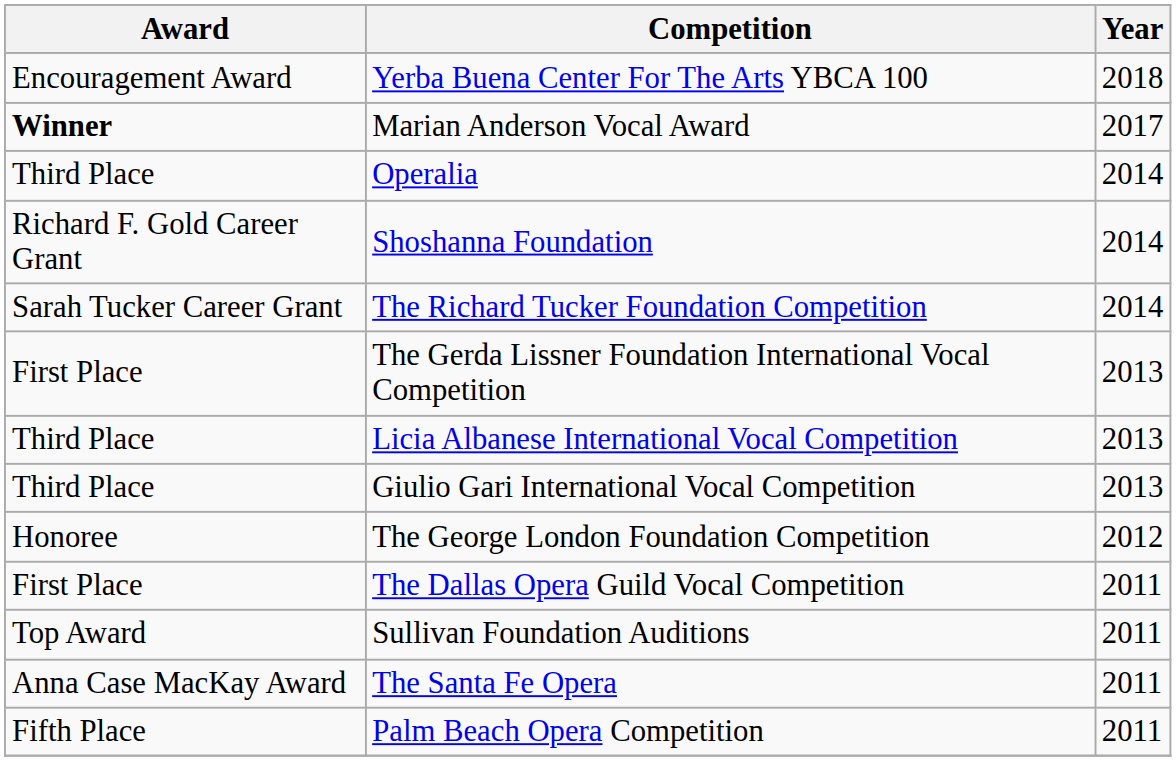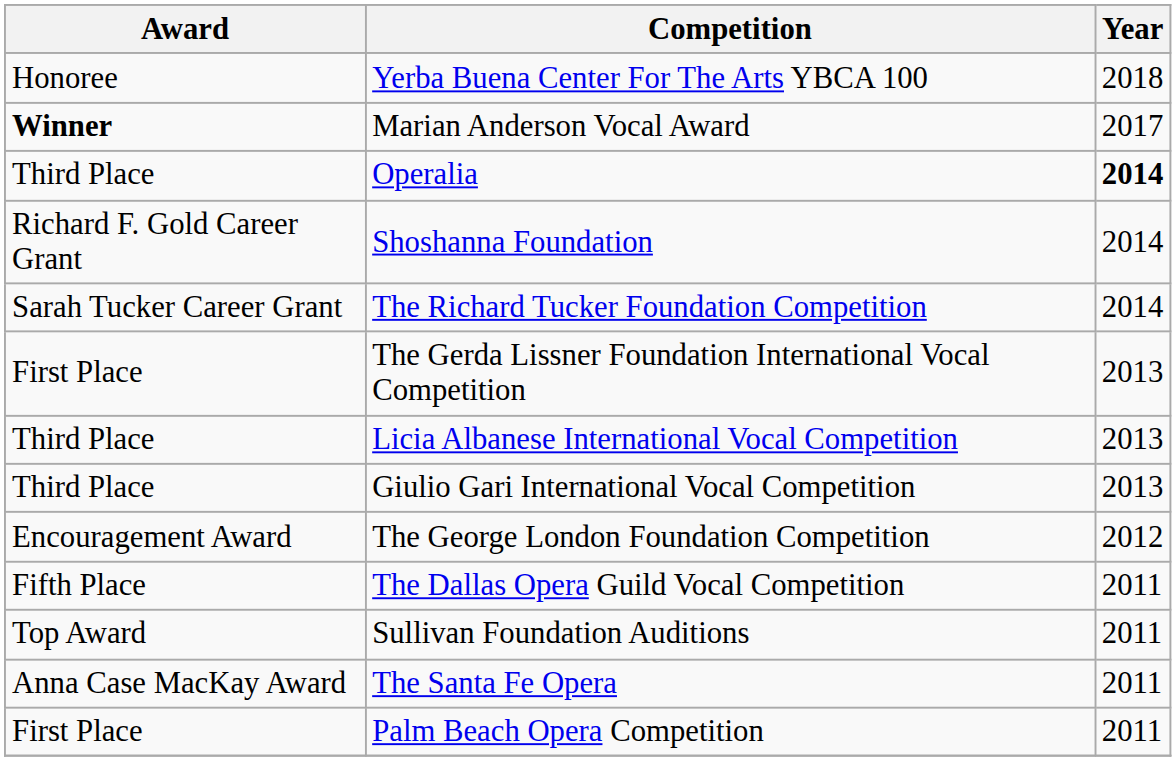(152, 77) Encouragement Award -> (65, 77) Honoree
(1133, 175) normal -> (1133, 175) bold
(65, 536) Honoree -> (152, 536) Encouragement Award
(77, 585) First Place -> (79, 585) Fifth Place
(79, 731) Fifth Place -> (77, 731) First Place
